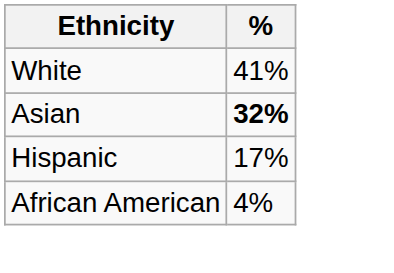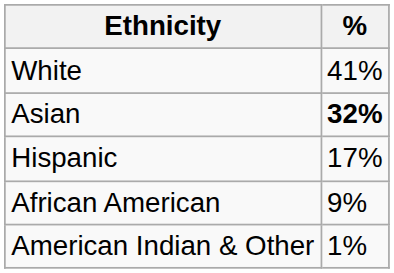(253, 202) 4% -> (347, 202) 9%
+ row: (163, 245)
